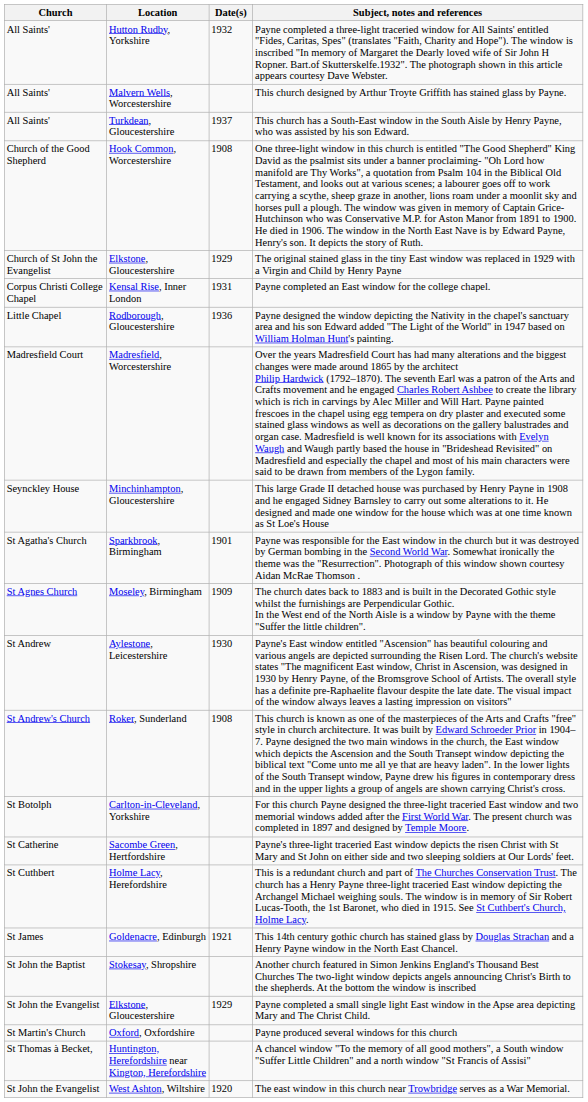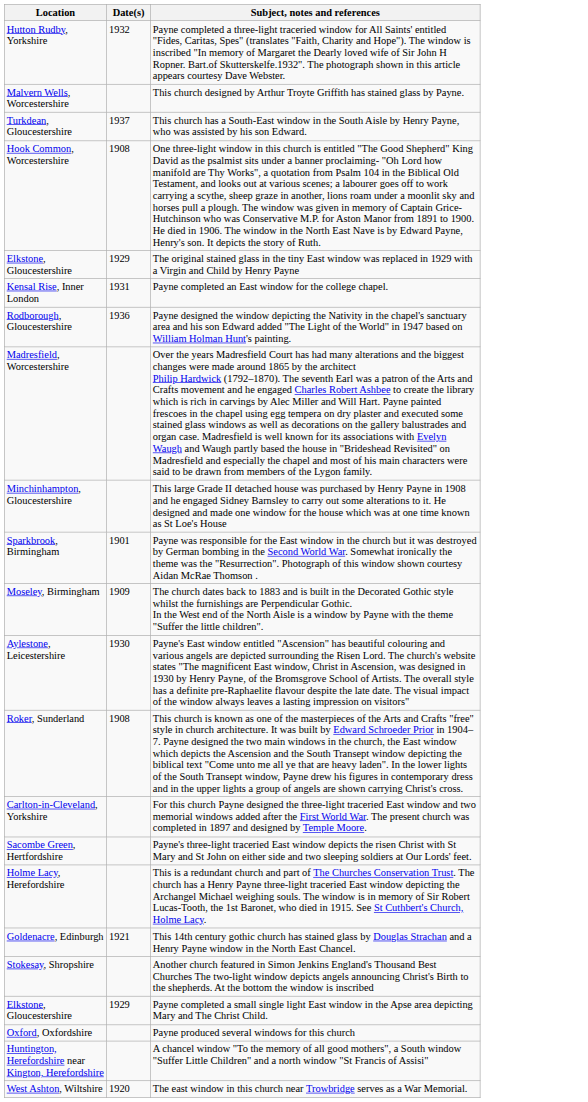- column: (55, 12)
